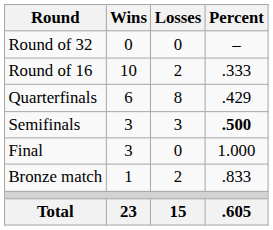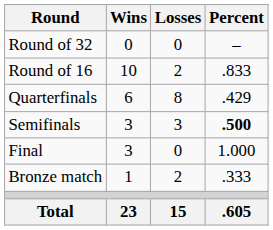(236, 71) .333 -> (236, 71) .833
(236, 177) .833 -> (236, 177) .333
